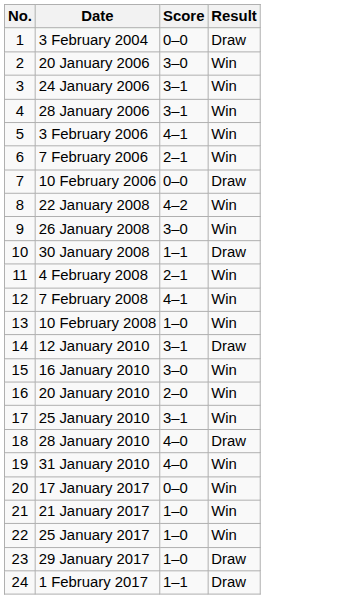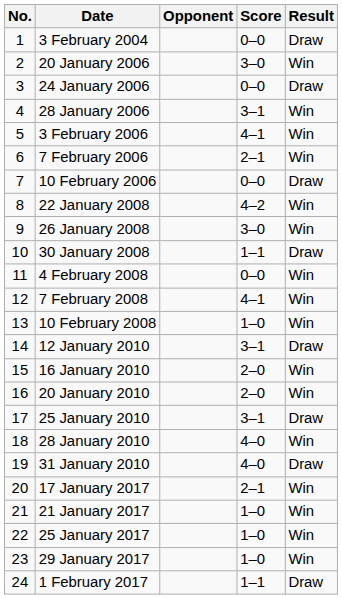+ column: (198, 16)
(175, 87) 3–1 -> (253, 87) 0–0
(224, 87) Win -> (306, 87) Draw
(175, 275) 2–1 -> (253, 275) 0–0
(175, 370) 3–0 -> (253, 370) 2–0
(224, 417) Win -> (306, 417) Draw
(229, 441) Draw -> (301, 441) Win
(224, 464) Win -> (306, 464) Draw
(175, 488) 0–0 -> (253, 488) 2–1
(229, 559) Draw -> (301, 559) Win
